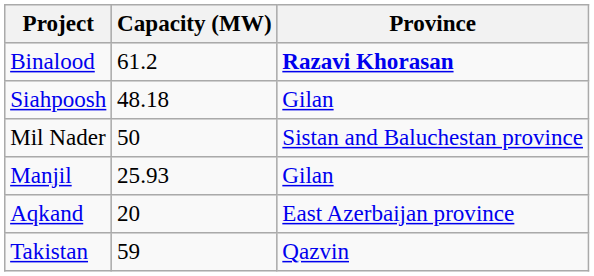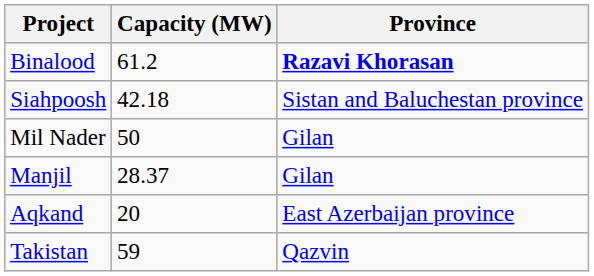(143, 99) 48.18 -> (143, 99) 42.18
(308, 99) Gilan -> (433, 99) Sistan and Baluchestan province
(433, 138) Sistan and Baluchestan province -> (308, 138) Gilan
(143, 176) 25.93 -> (143, 176) 28.37
